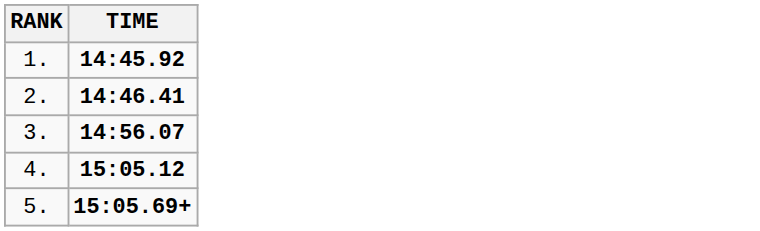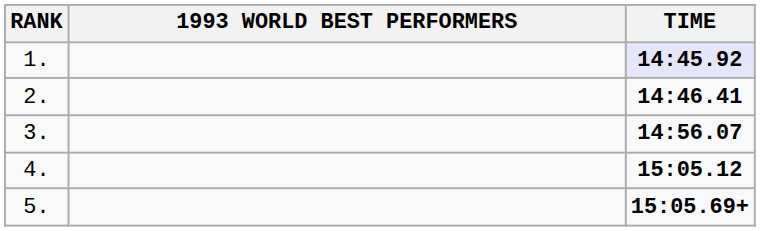+ column: (347, 23)
(132, 60) no background -> (690, 60) lavender background
